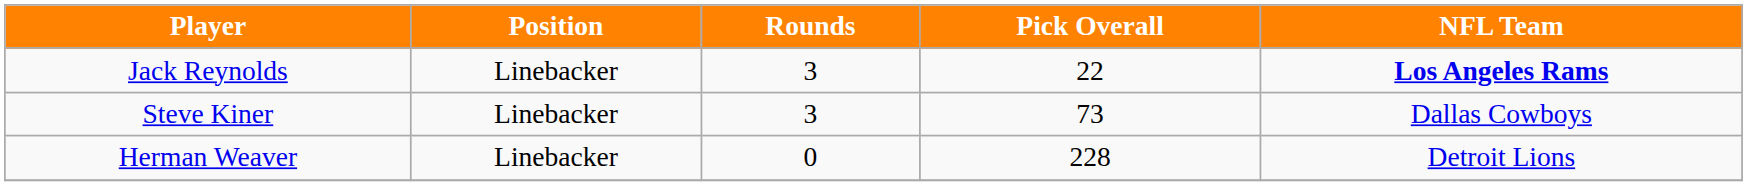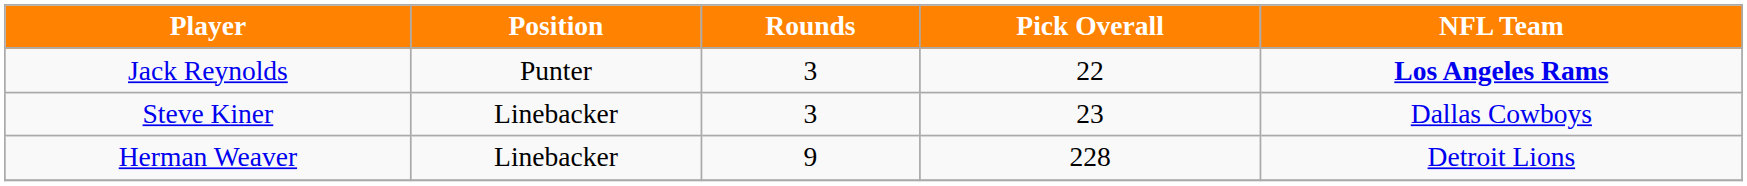(556, 69) Linebacker -> (556, 69) Punter
(1090, 113) 73 -> (1090, 113) 23
(810, 157) 0 -> (810, 157) 9
